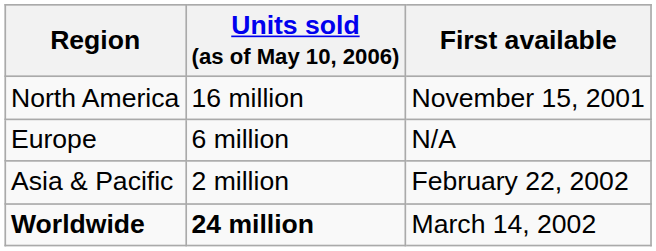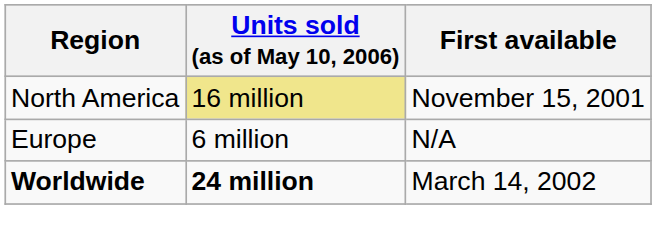(248, 97) no background -> (248, 97) khaki background
- row: (92, 181)
